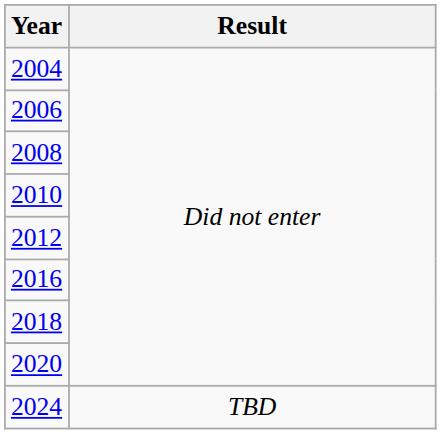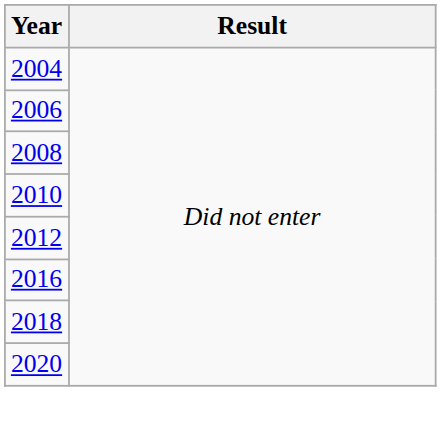- row: (37, 406)
